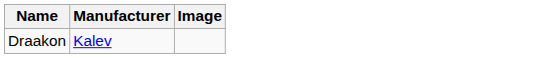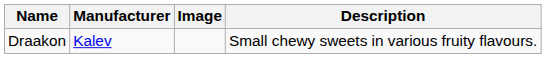+ column: (383, 16)
